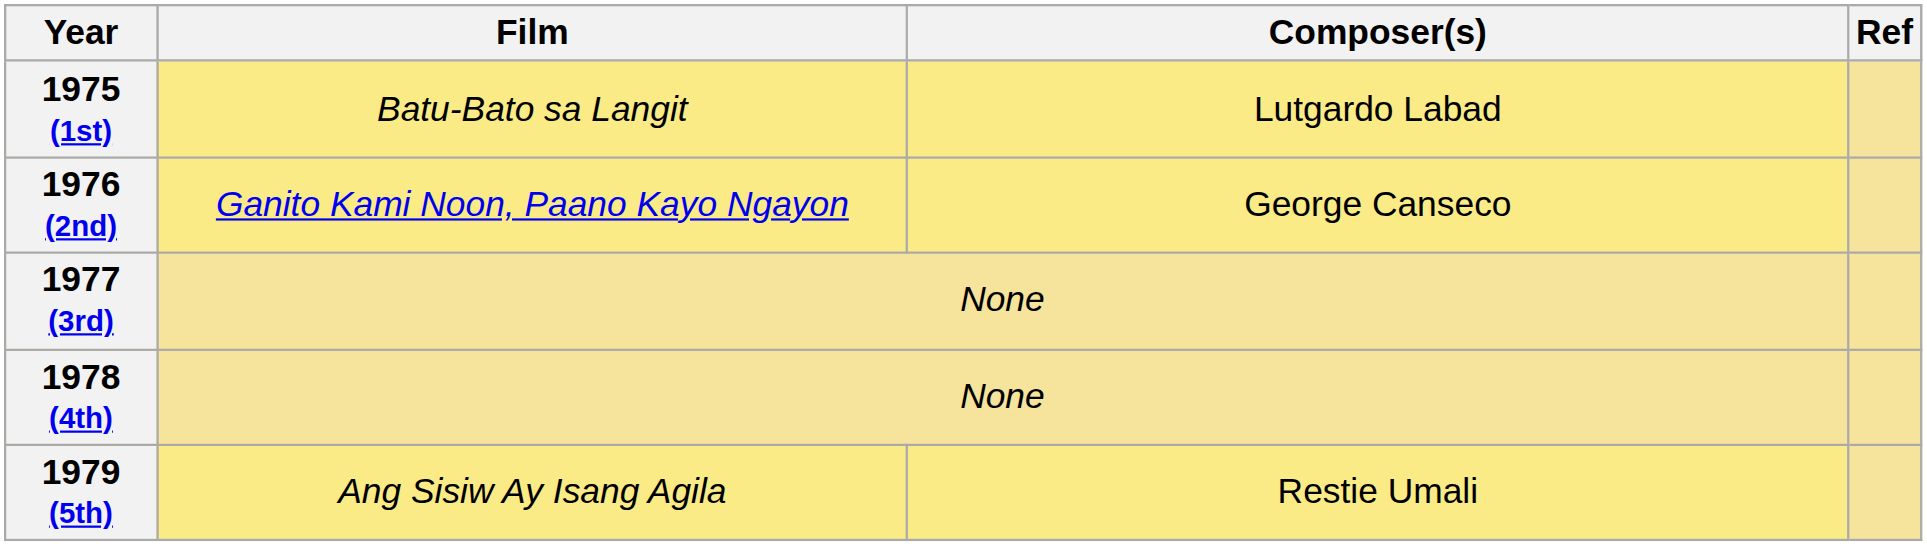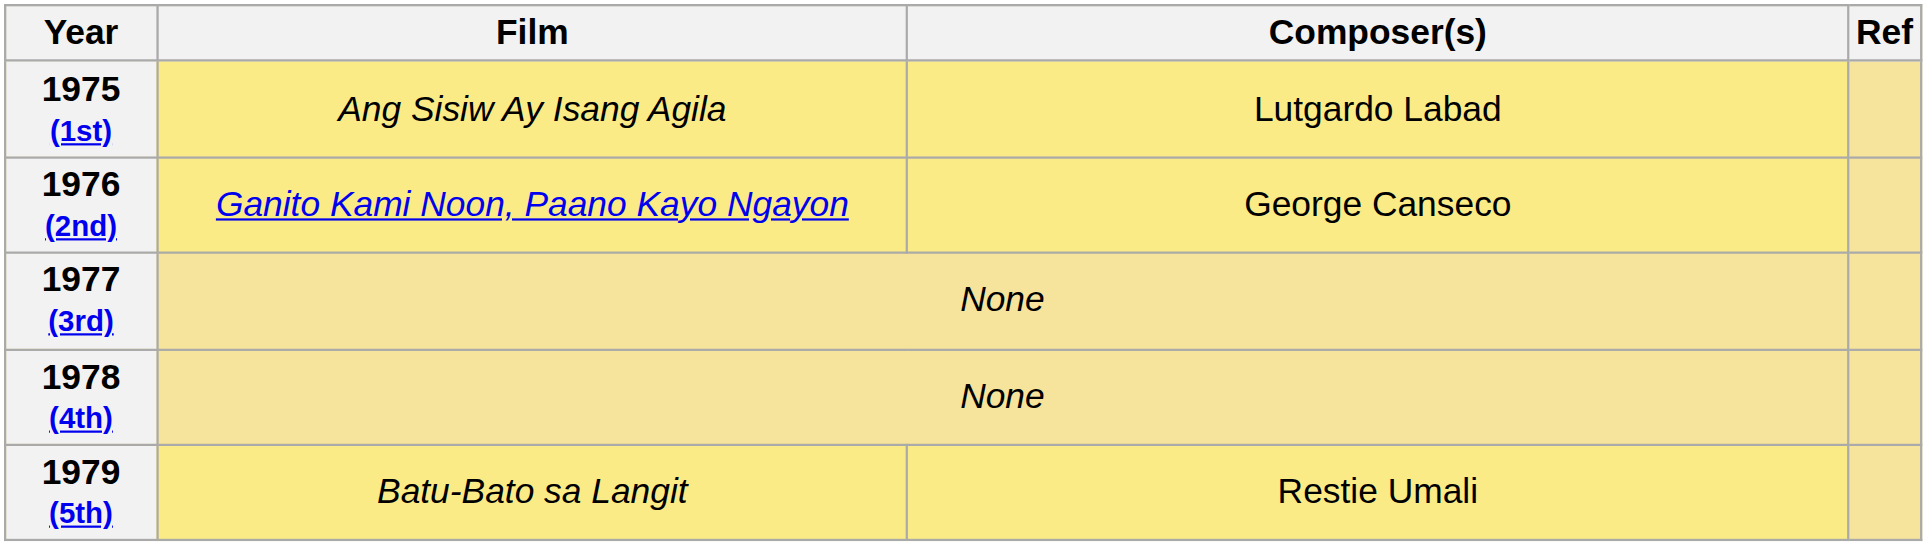(532, 108) Batu-Bato sa Langit -> (532, 108) Ang Sisiw Ay Isang Agila
(532, 491) Ang Sisiw Ay Isang Agila -> (532, 491) Batu-Bato sa Langit
